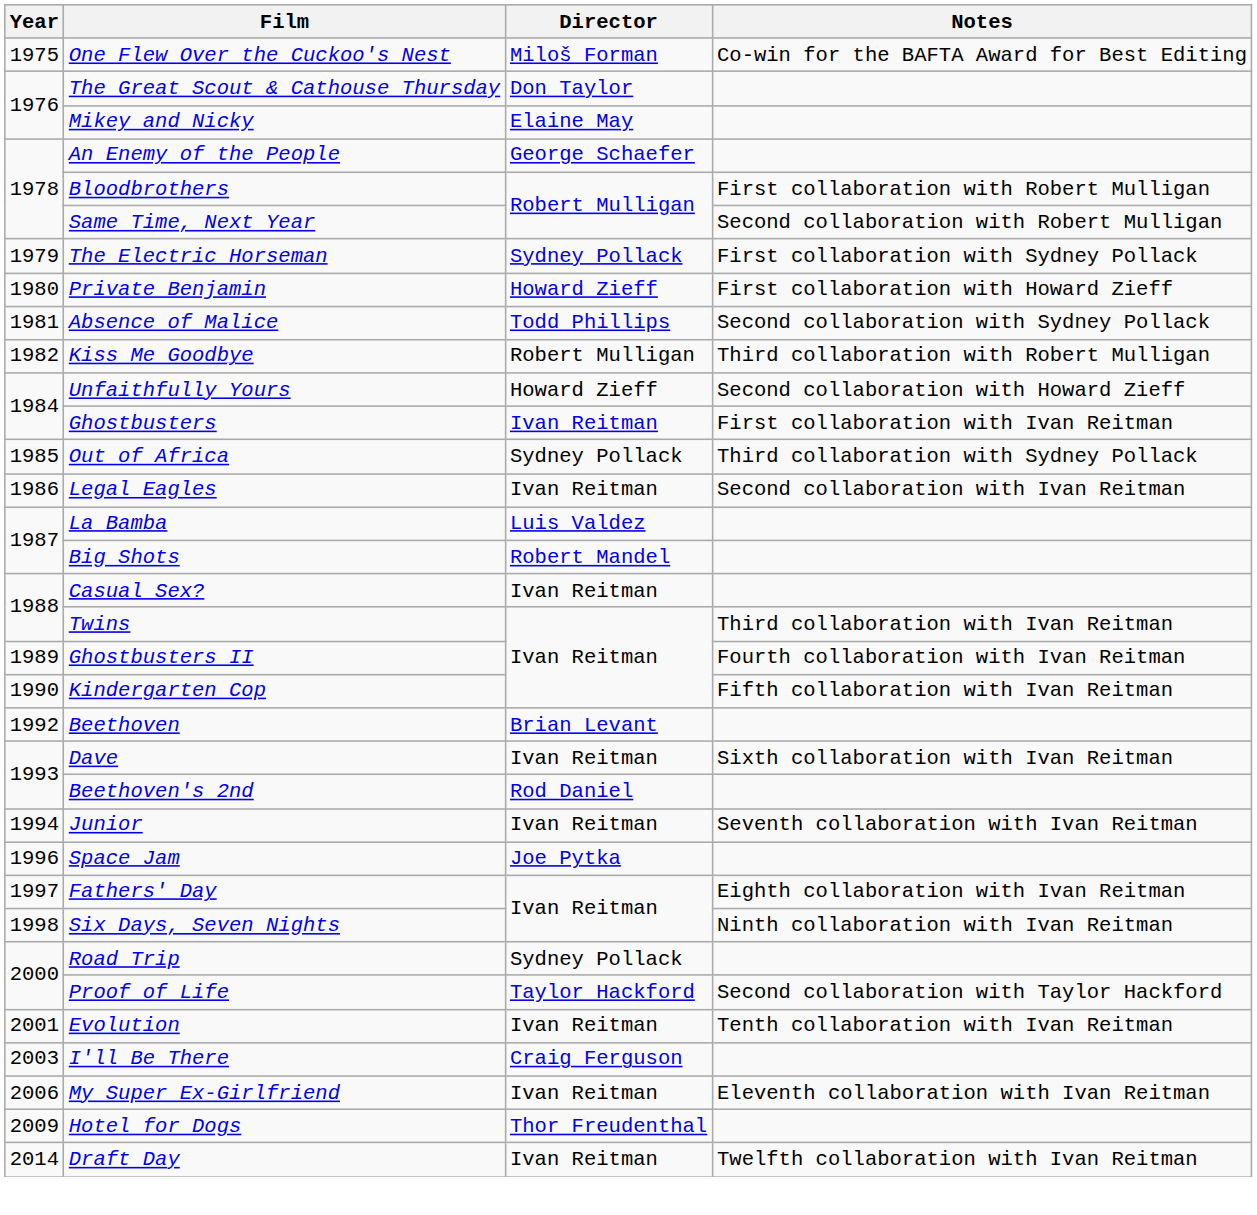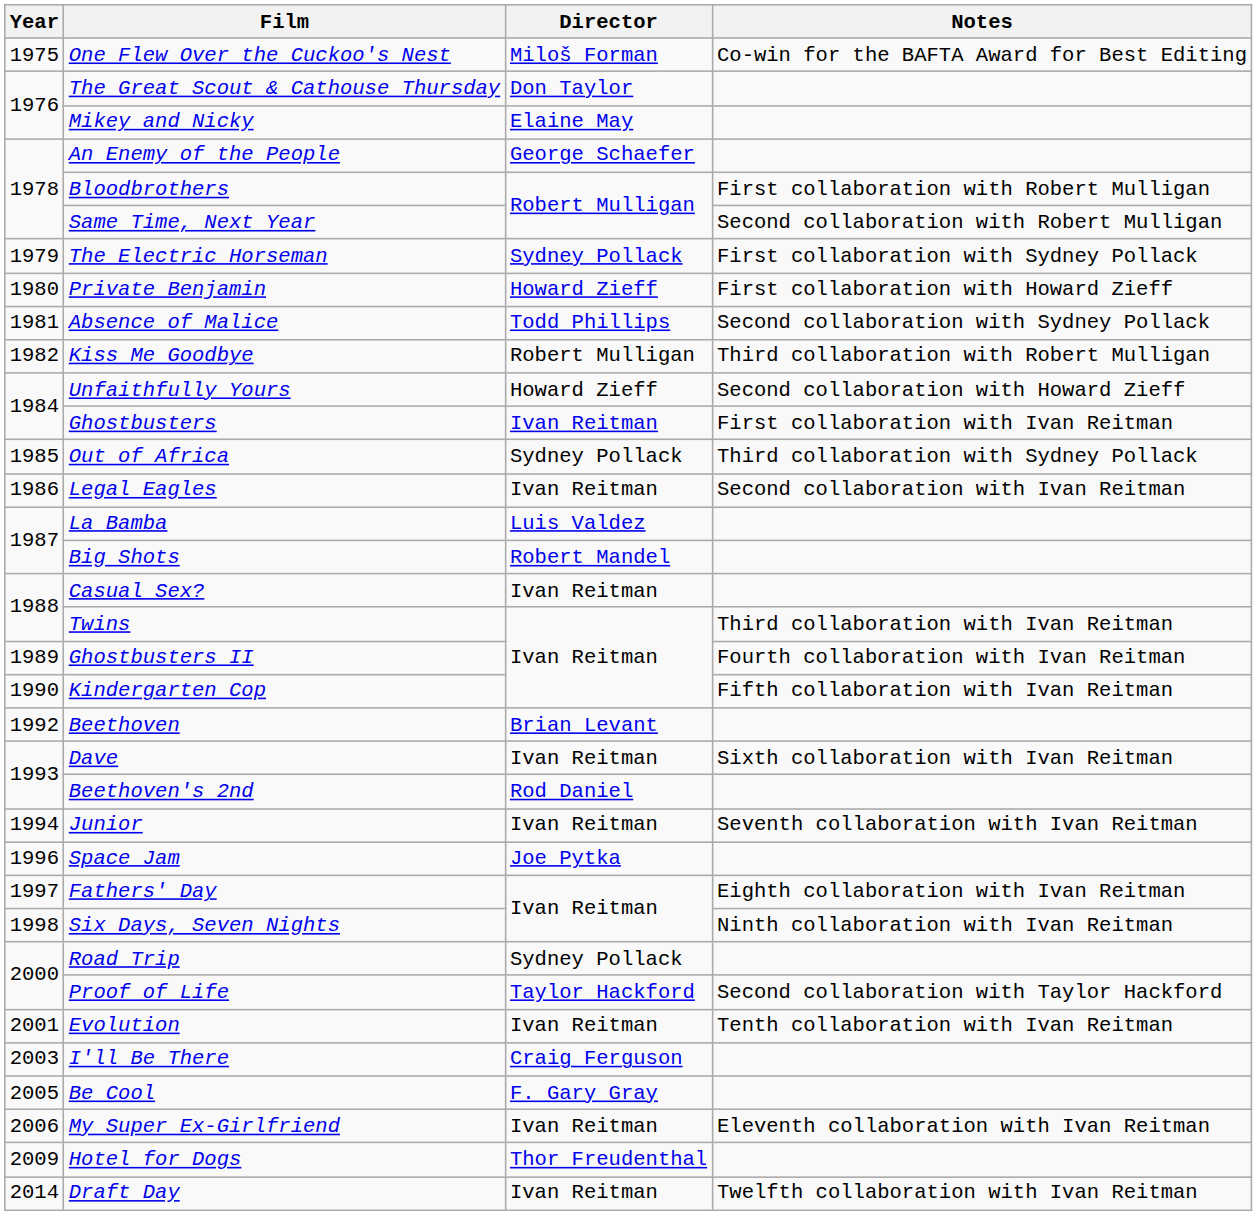+ row: (112, 1093)
